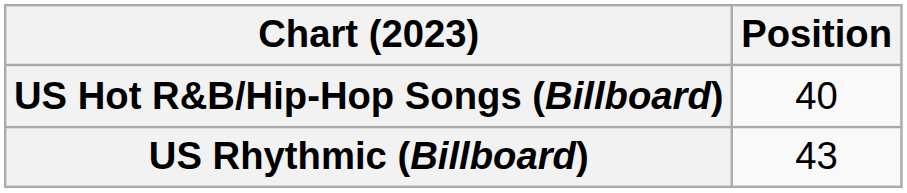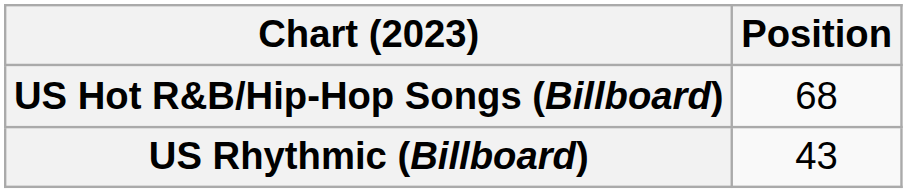(817, 95) 40 -> (817, 95) 68
